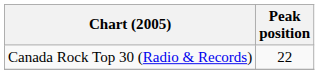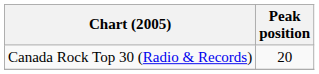(285, 57) 22 -> (285, 57) 20
